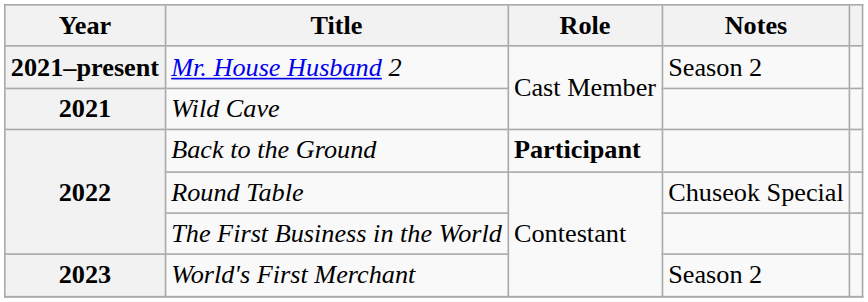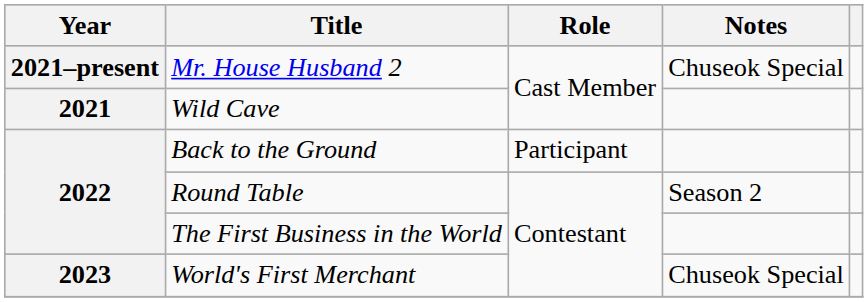(715, 66) Season 2 -> (756, 66) Chuseok Special
(577, 150) bold -> (571, 150) normal
(756, 191) Chuseok Special -> (715, 191) Season 2
(715, 274) Season 2 -> (756, 274) Chuseok Special
